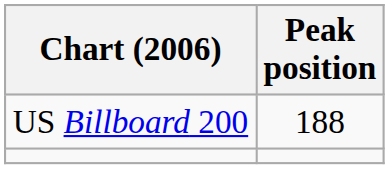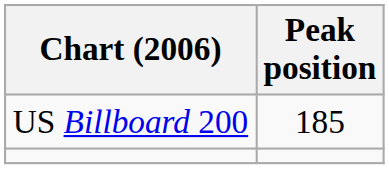(320, 121) 188 -> (320, 121) 185
